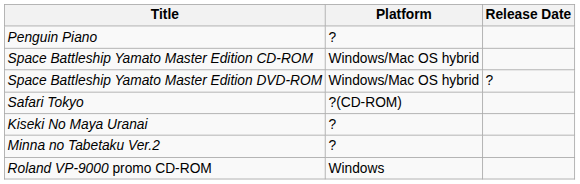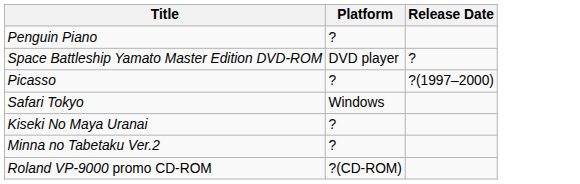- row: (160, 59)
(404, 80) Windows/Mac OS hybrid -> (364, 59) DVD player
+ row: (32, 80)
(365, 102) ?(CD-ROM) -> (356, 102) Windows
(356, 168) Windows -> (365, 168) ?(CD-ROM)
